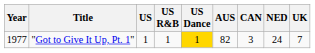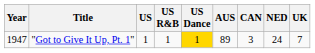(17, 39) 1977 -> (17, 39) 1947
(225, 39) 82 -> (225, 39) 89
